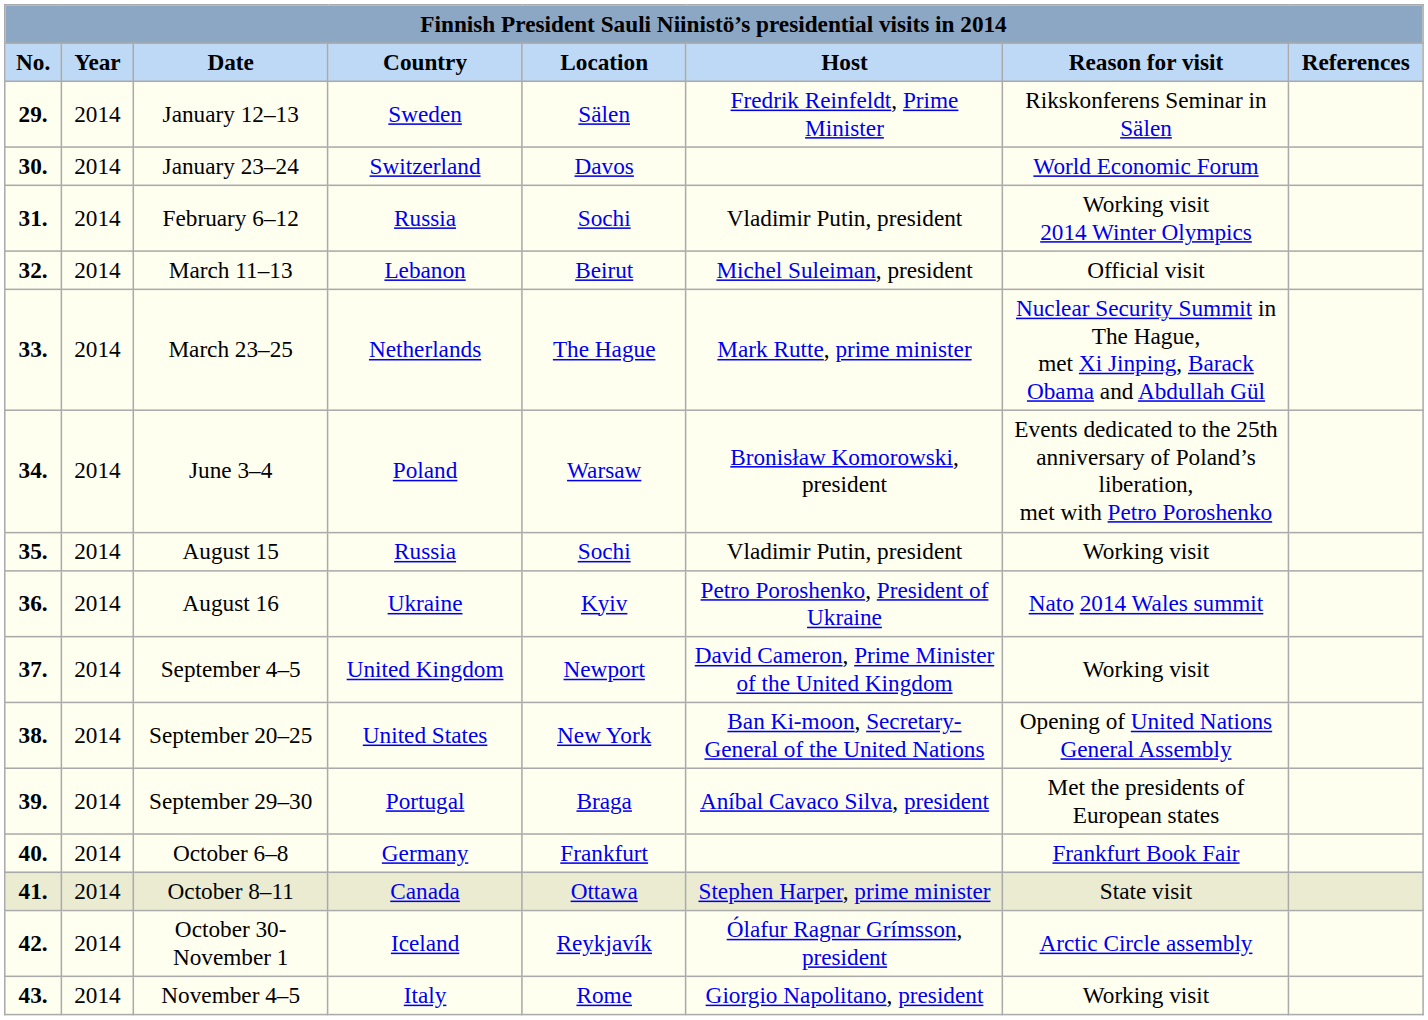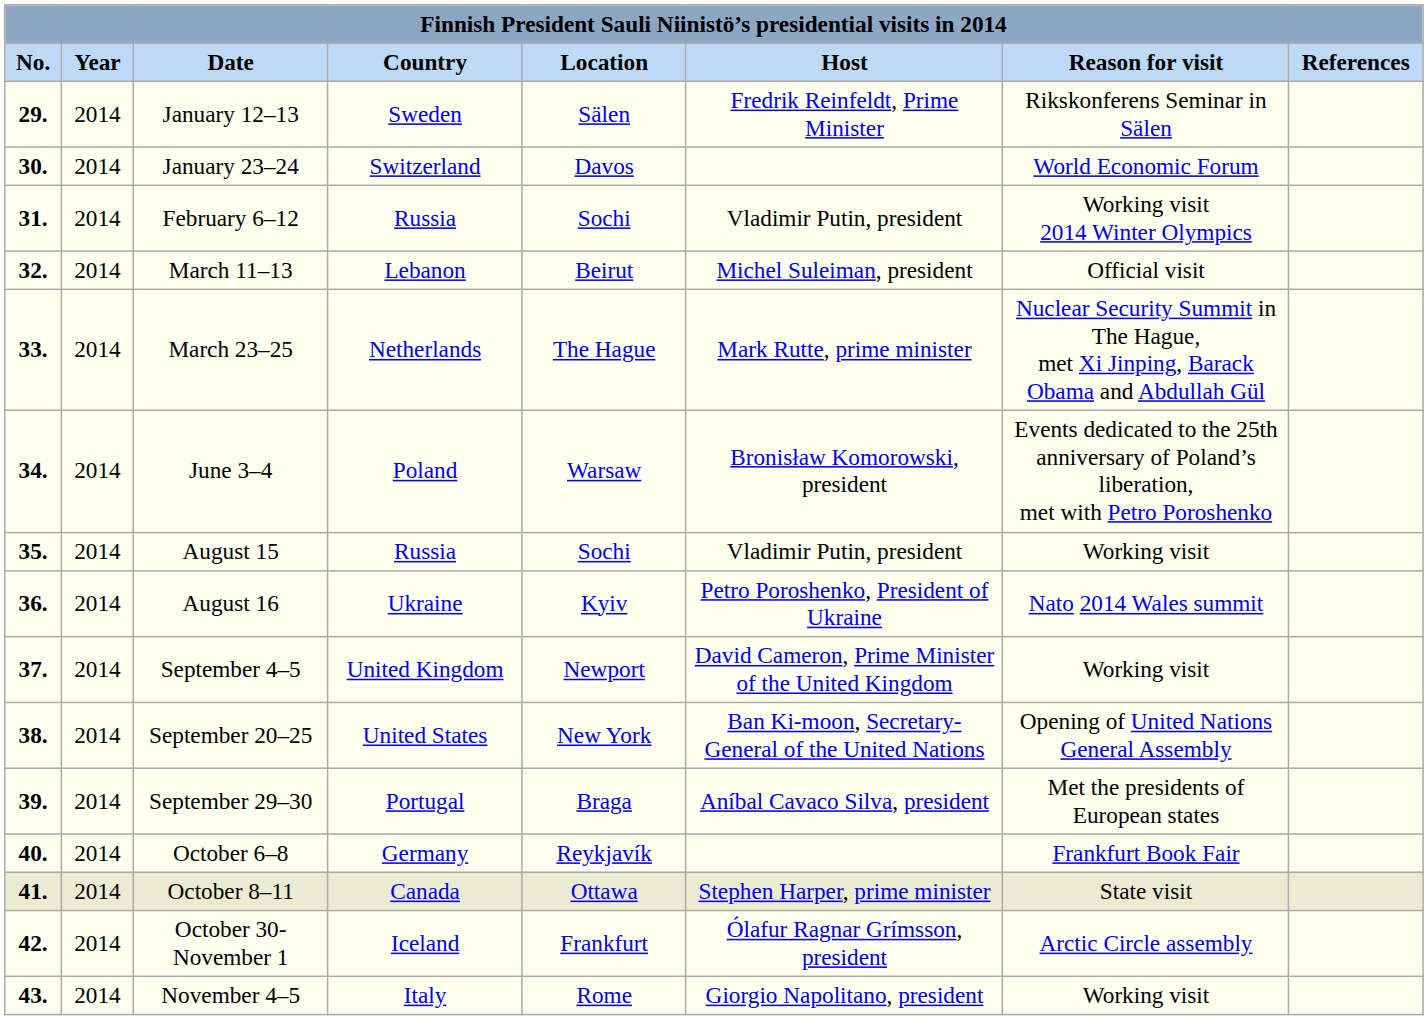(604, 852) Frankfurt -> (604, 852) Reykjavík
(604, 943) Reykjavík -> (604, 943) Frankfurt
